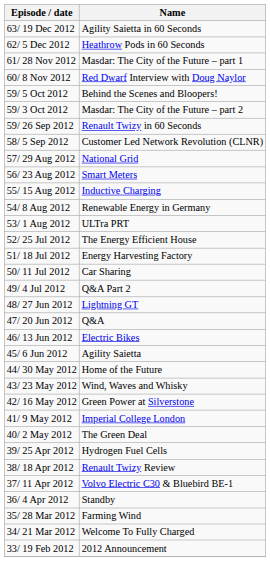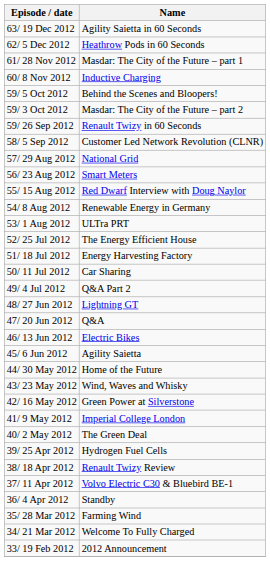(164, 77) Red Dwarf Interview with Doug Naylor -> (121, 77) Inductive Charging
(121, 191) Inductive Charging -> (164, 191) Red Dwarf Interview with Doug Naylor
